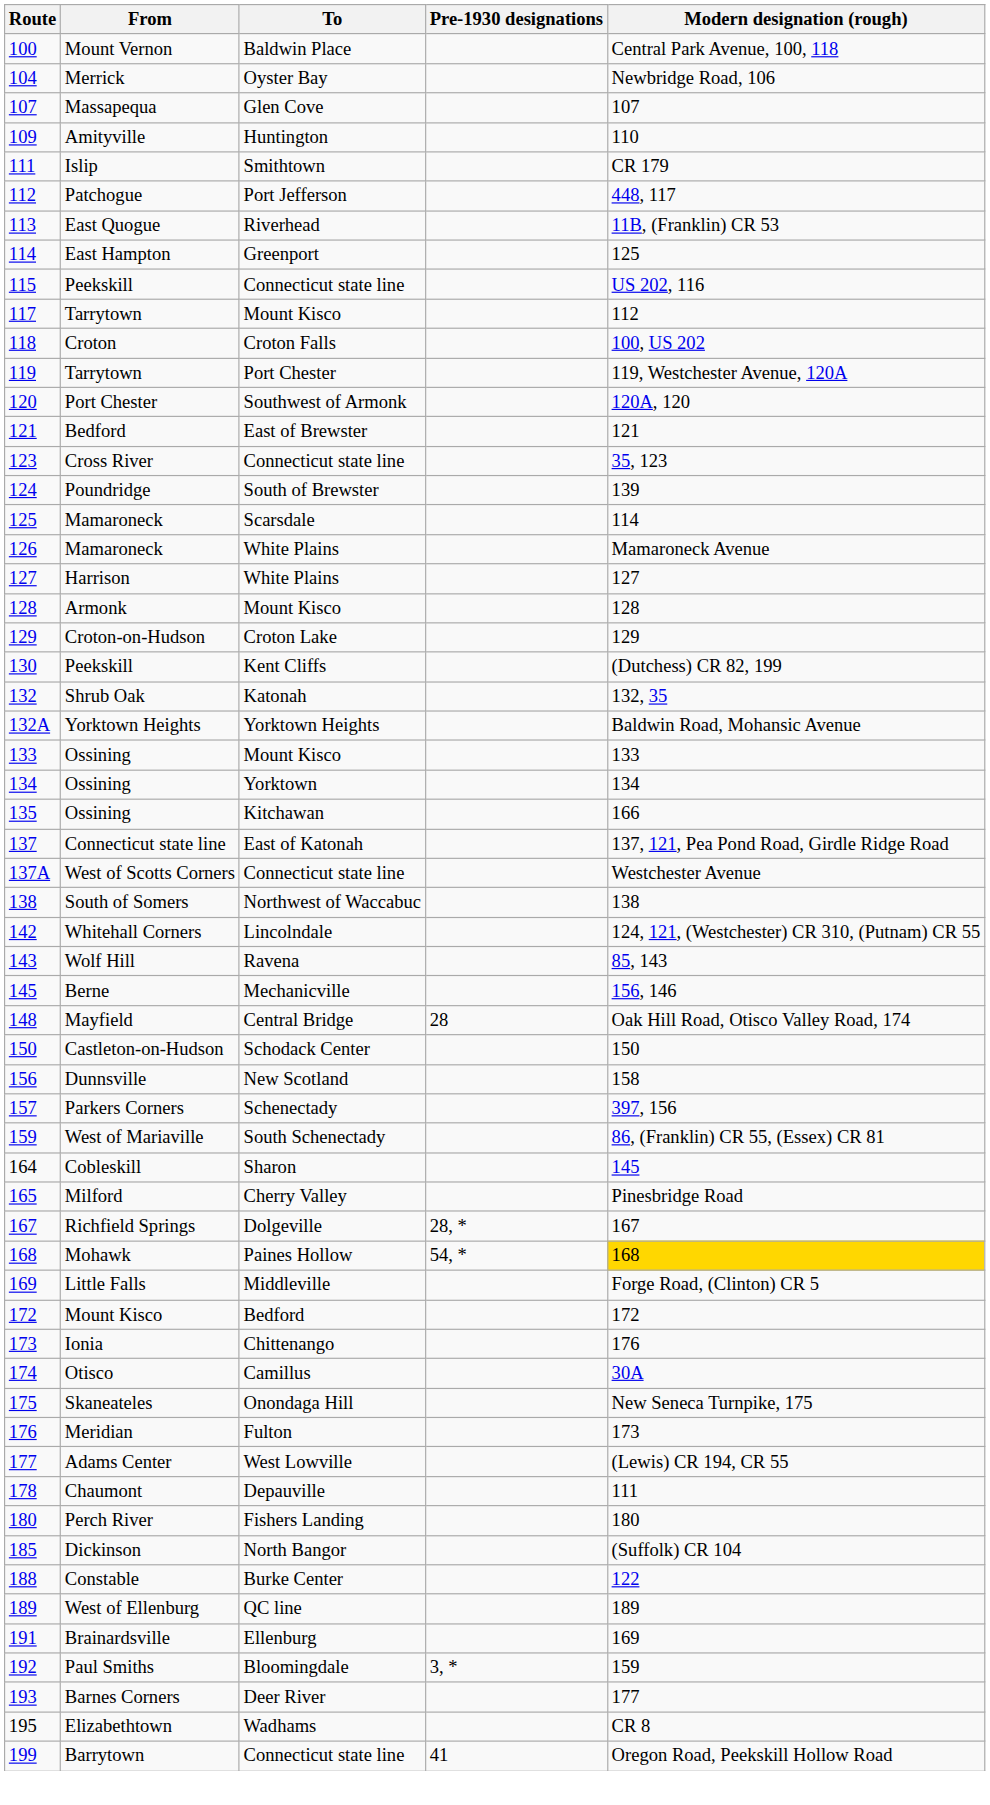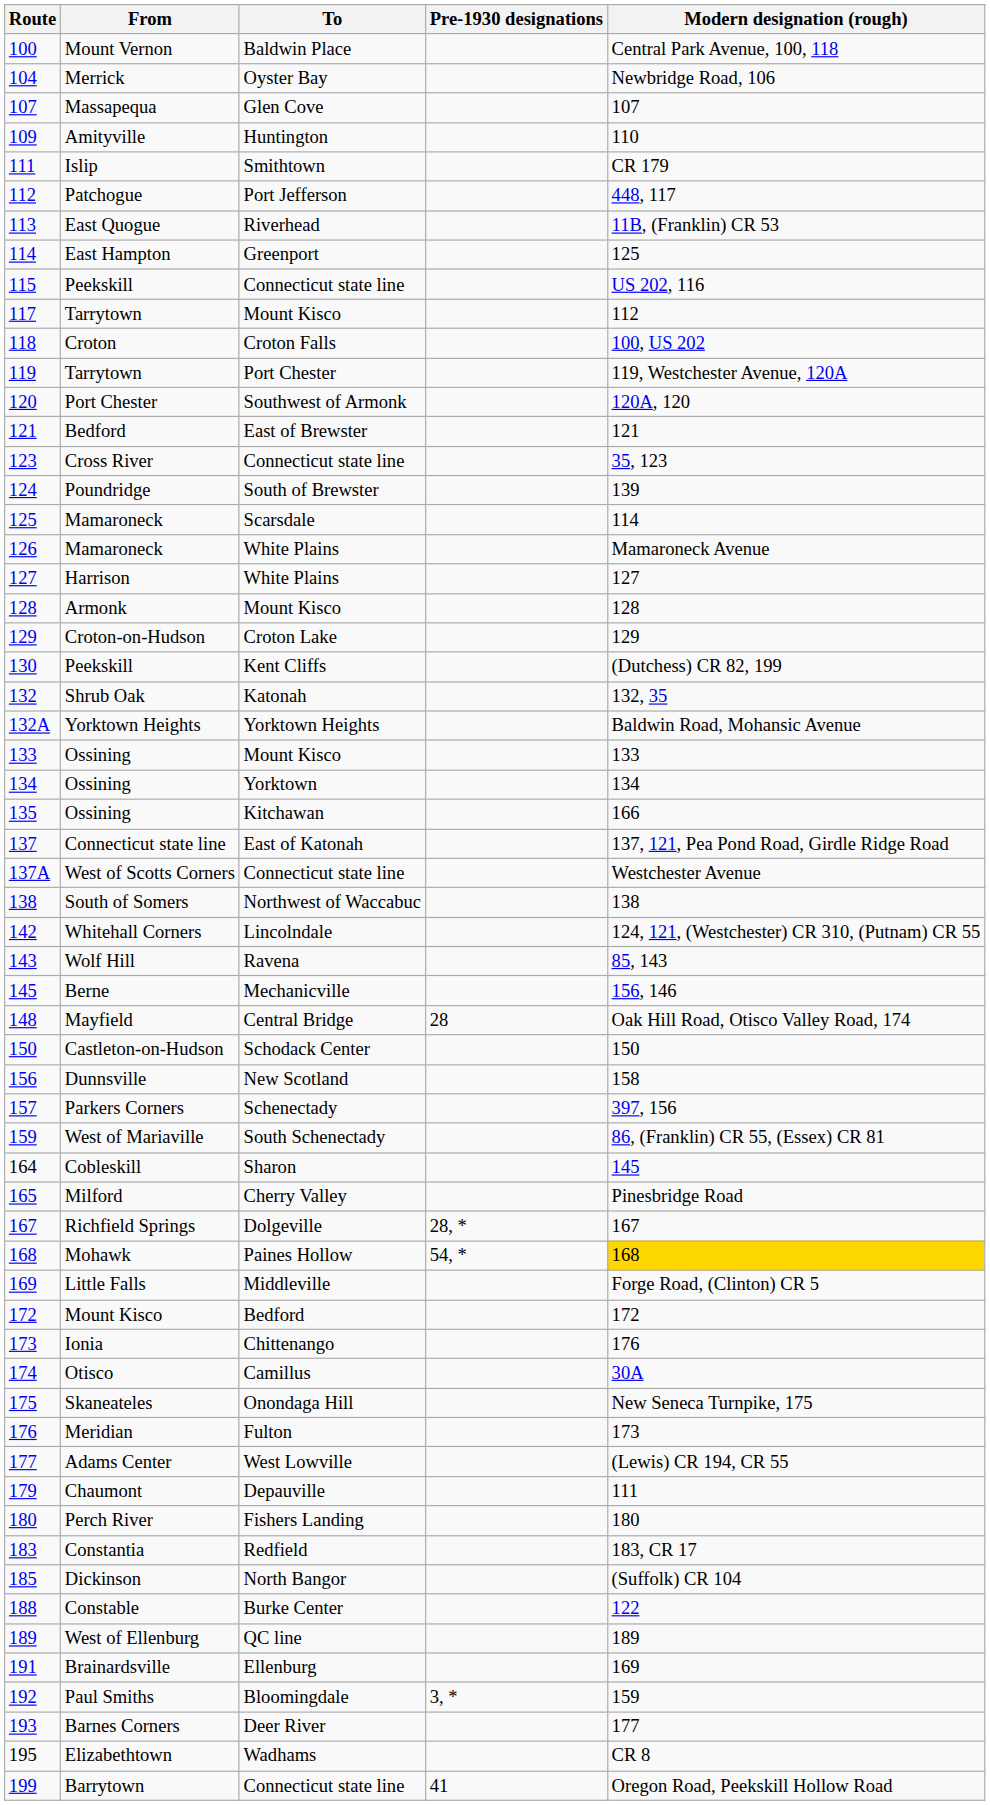(23, 1490) 178 -> (23, 1490) 179
+ row: (105, 1549)
